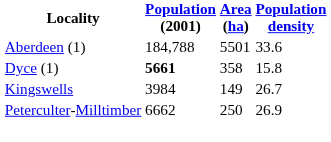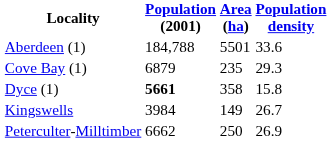+ row: (46, 68)
